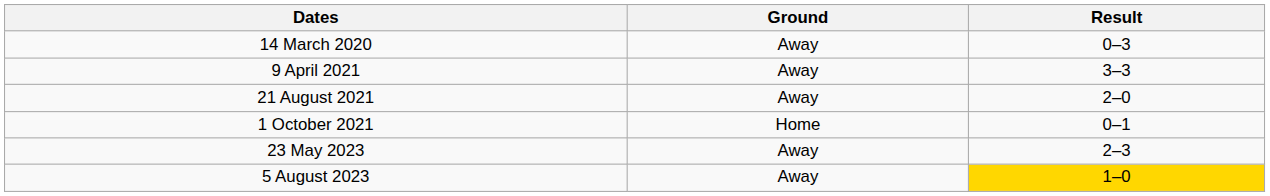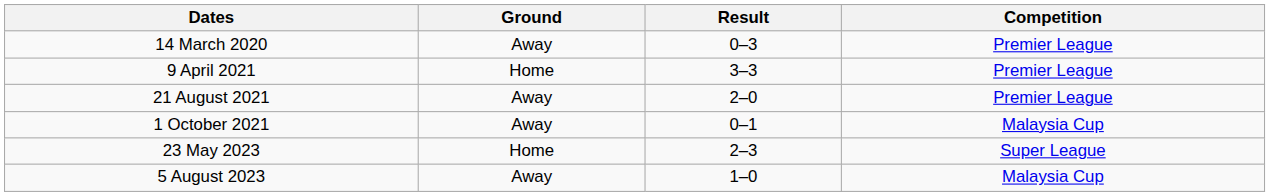+ column: (1053, 17)
(798, 71) Away -> (532, 71) Home
(798, 124) Home -> (532, 124) Away
(798, 151) Away -> (532, 151) Home
(1117, 177) gold background -> (743, 177) no background
